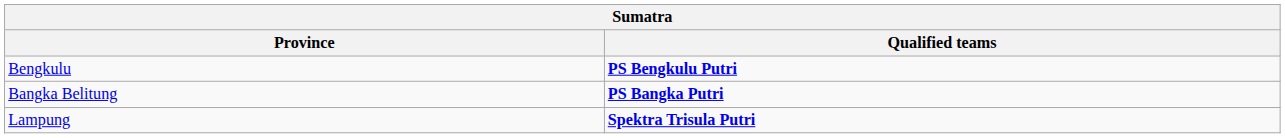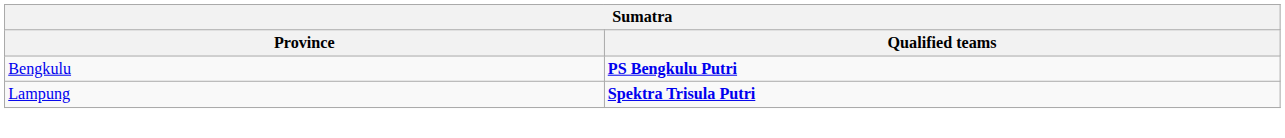- row: (63, 94)
